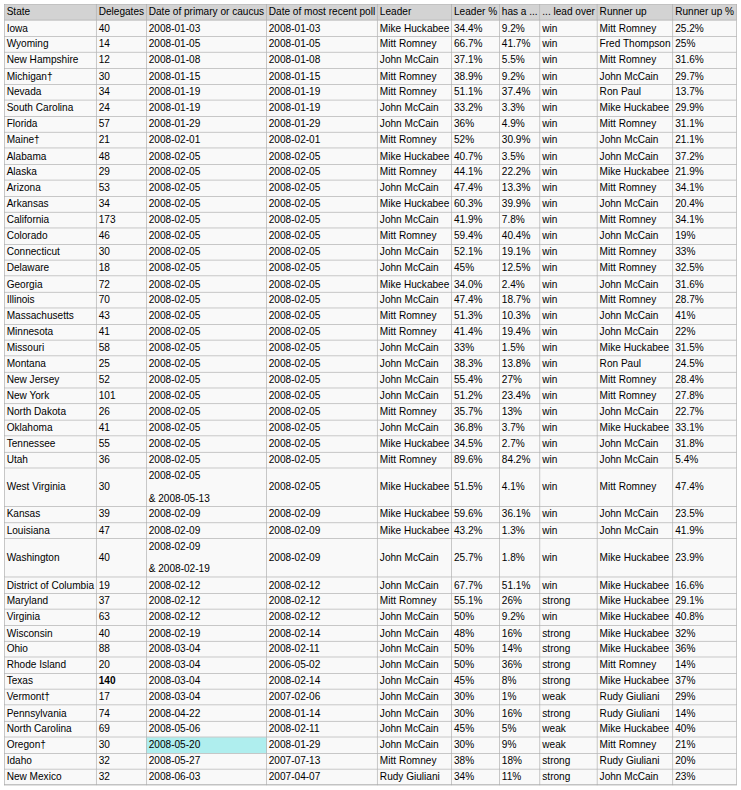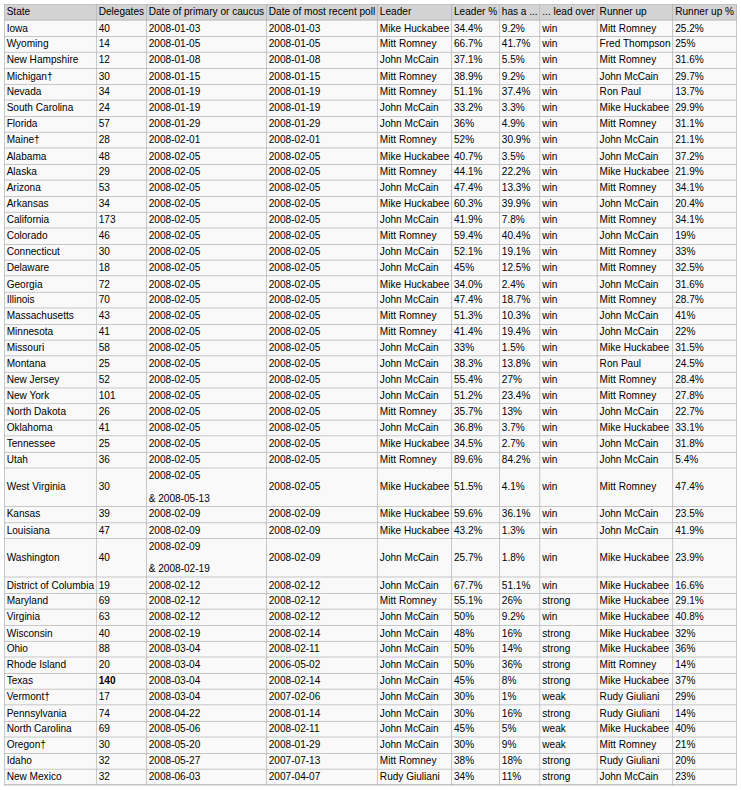(104, 140) 21 -> (104, 140) 28
(104, 444) 55 -> (104, 444) 25
(104, 601) 37 -> (104, 601) 69
(174, 745) paleturquoise background -> (174, 745) no background
